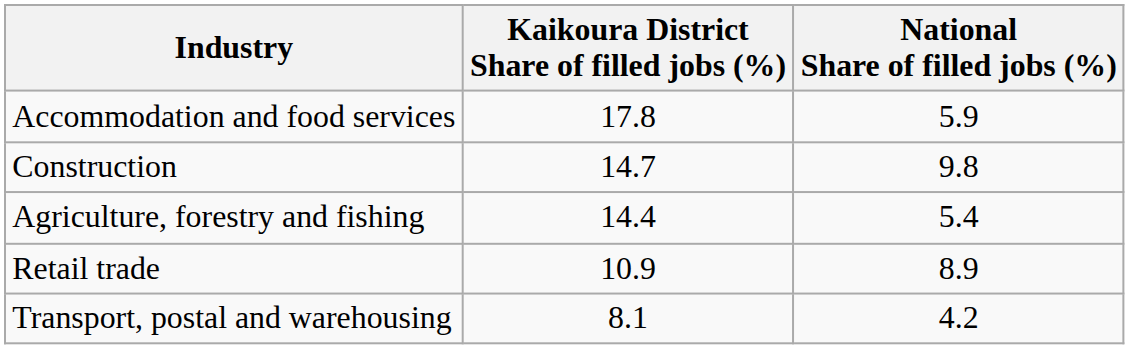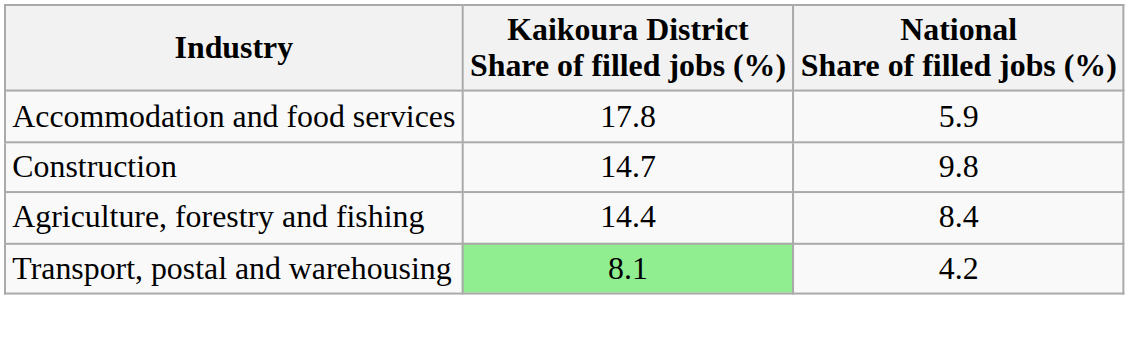(959, 217) 5.4 -> (959, 217) 8.4
- row: (86, 267)
(628, 318) no background -> (628, 267) lightgreen background
